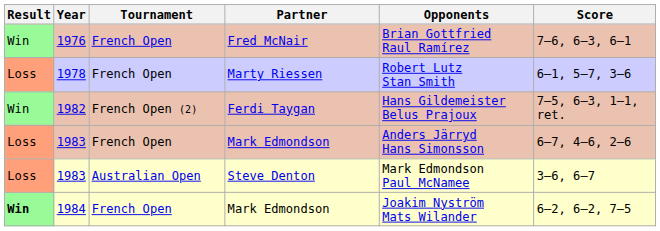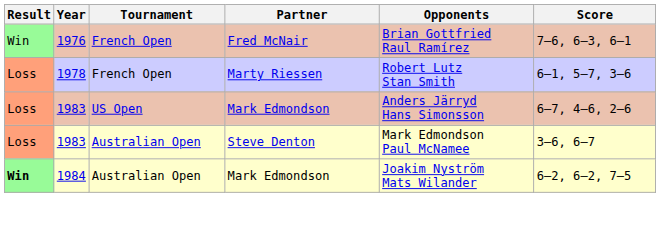- row: (71, 108)
(132, 142) French Open -> (117, 108) US Open
(132, 209) French Open -> (146, 176) Australian Open
